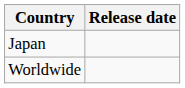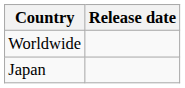rows swapped: (27, 43) <-> (45, 69)
